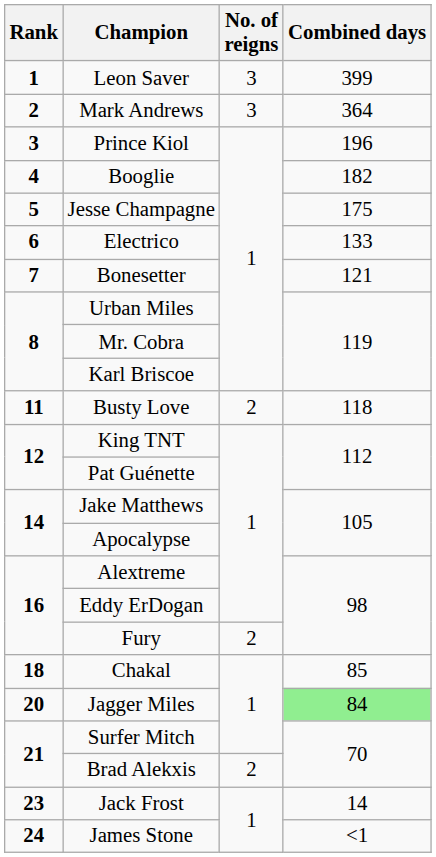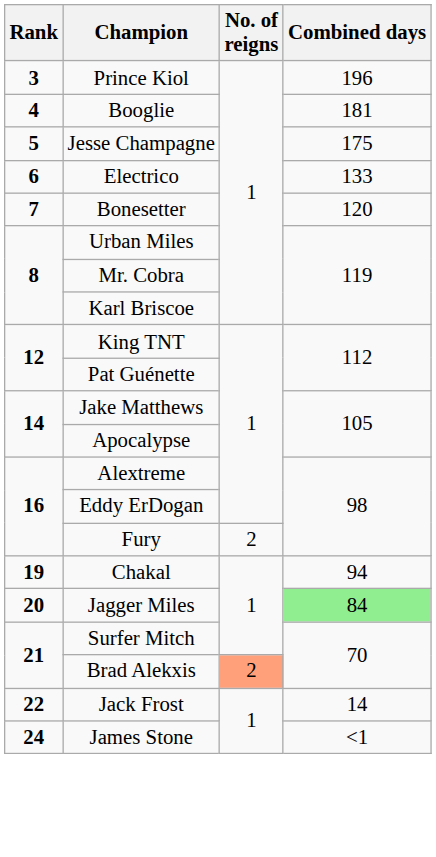- row: (141, 77)
- row: (141, 110)
(357, 176) 182 -> (357, 110) 181
(357, 275) 121 -> (357, 209) 120
- row: (141, 407)
(34, 671) 18 -> (34, 572) 19
(357, 671) 85 -> (357, 572) 94
(251, 770) no background -> (251, 671) lightsalmon background
(34, 803) 23 -> (34, 704) 22
